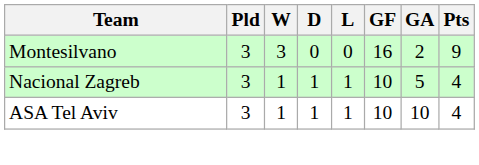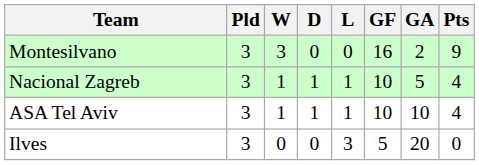+ row: (28, 143)
